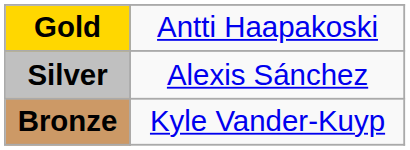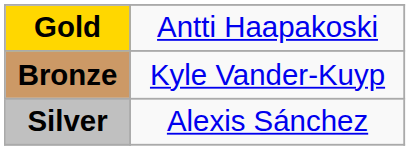rows swapped: (68, 74) <-> (68, 121)
